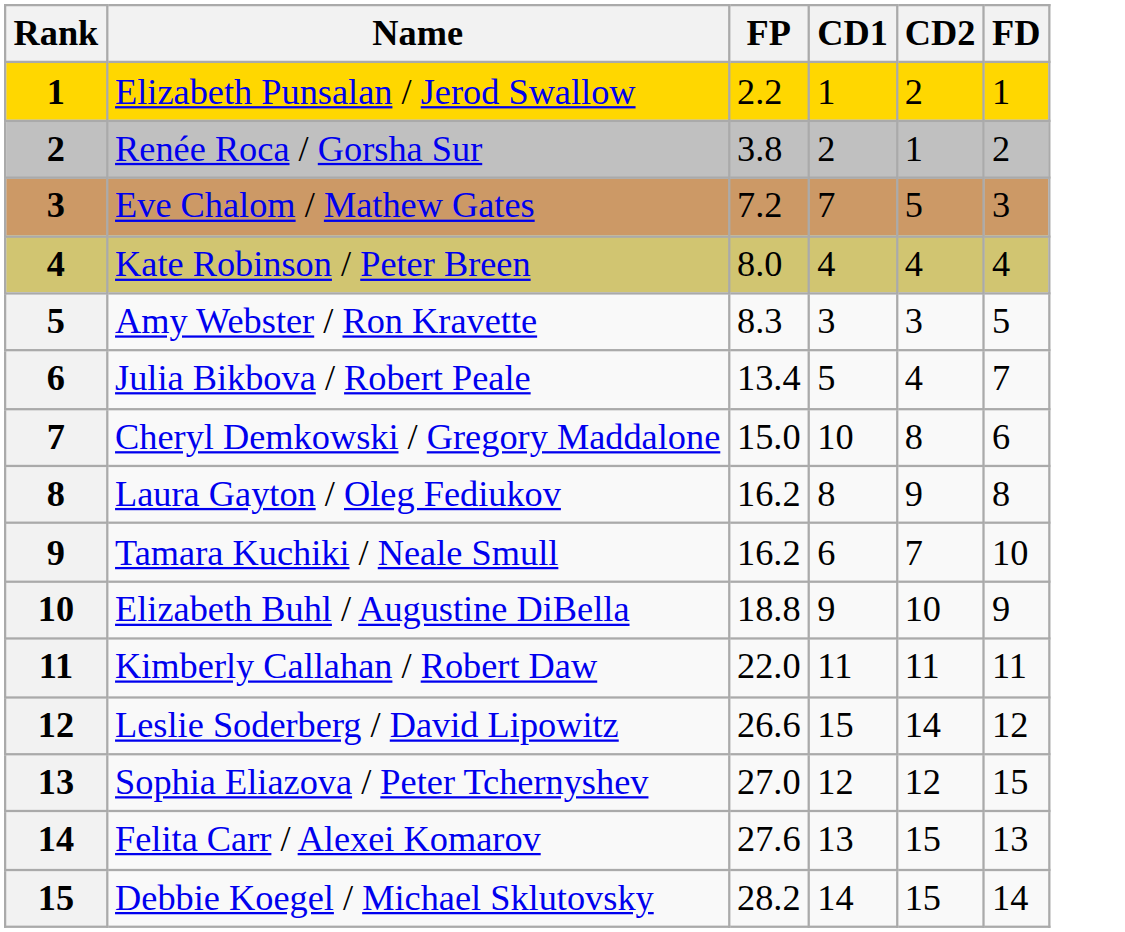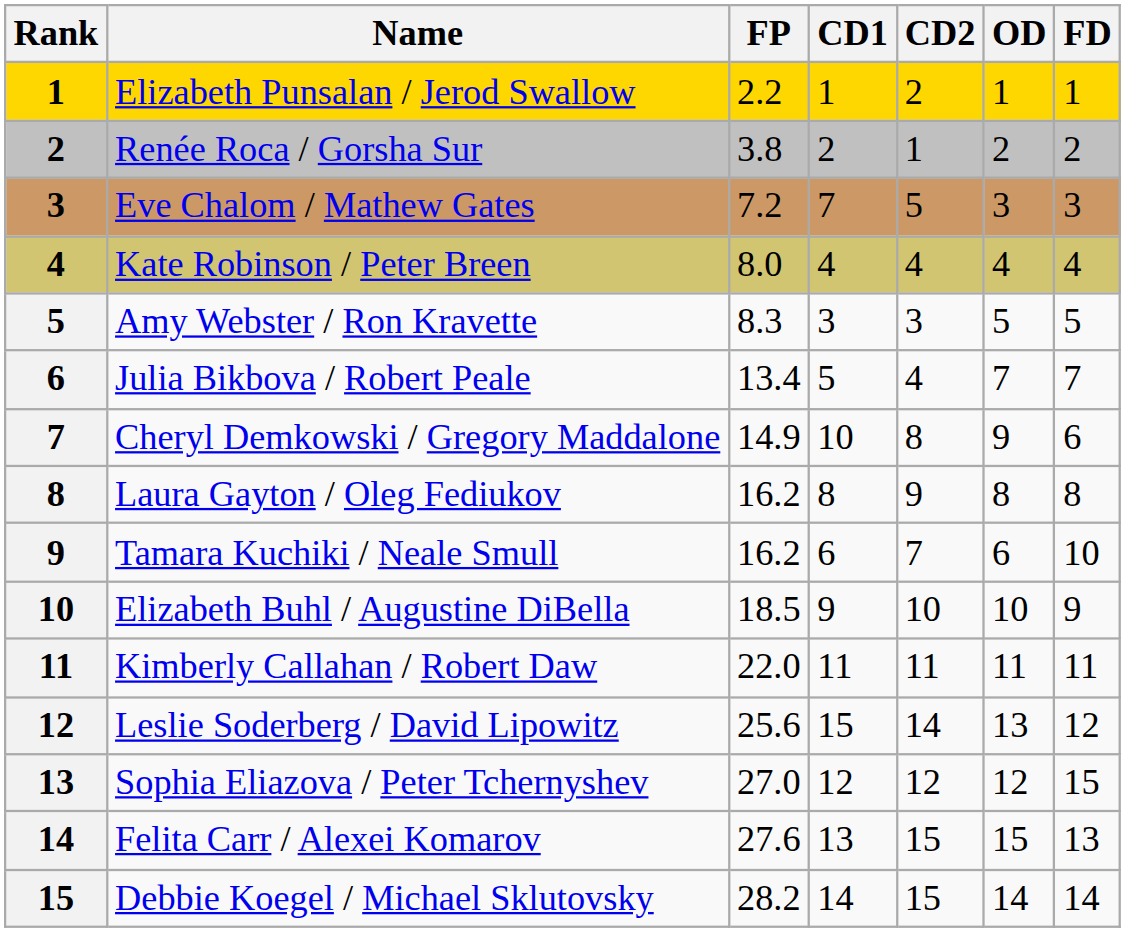+ column: (1019, 33)
(769, 436) 15.0 -> (769, 436) 14.9
(769, 609) 18.8 -> (769, 609) 18.5
(769, 724) 26.6 -> (769, 724) 25.6
